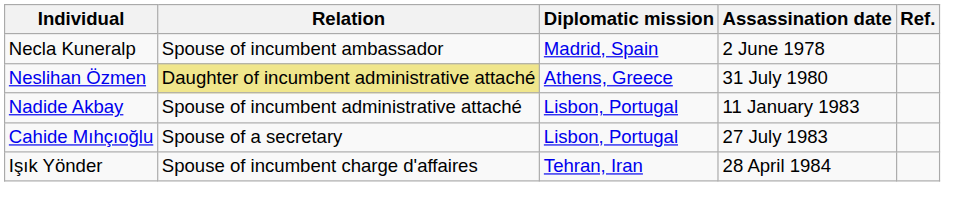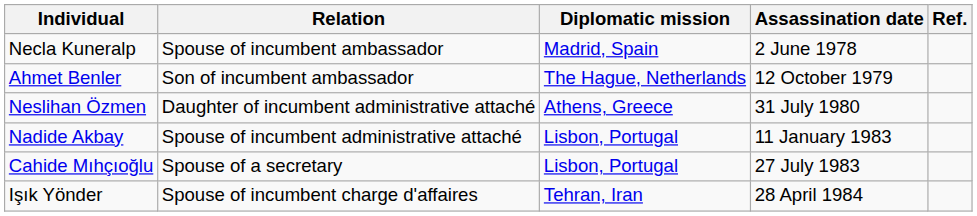+ row: (65, 78)
(349, 78) khaki background -> (349, 107) no background
